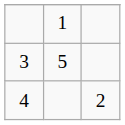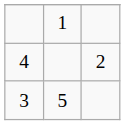rows swapped: (24, 61) <-> (24, 100)
